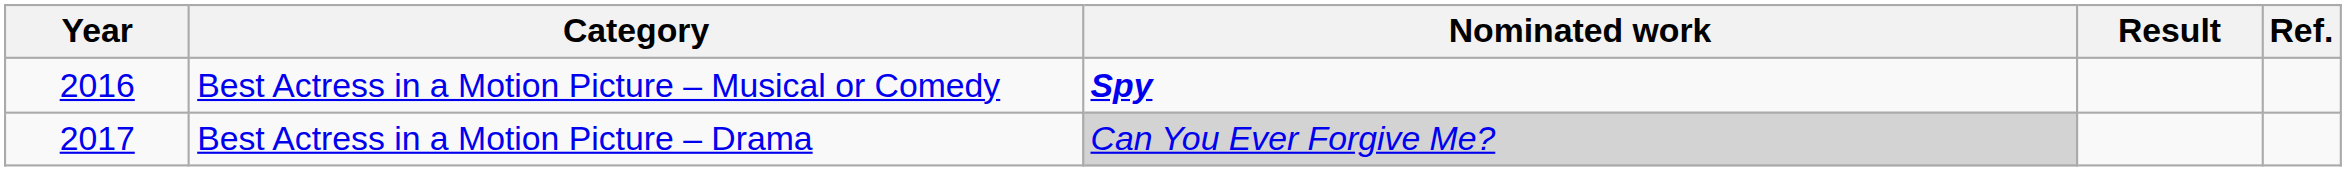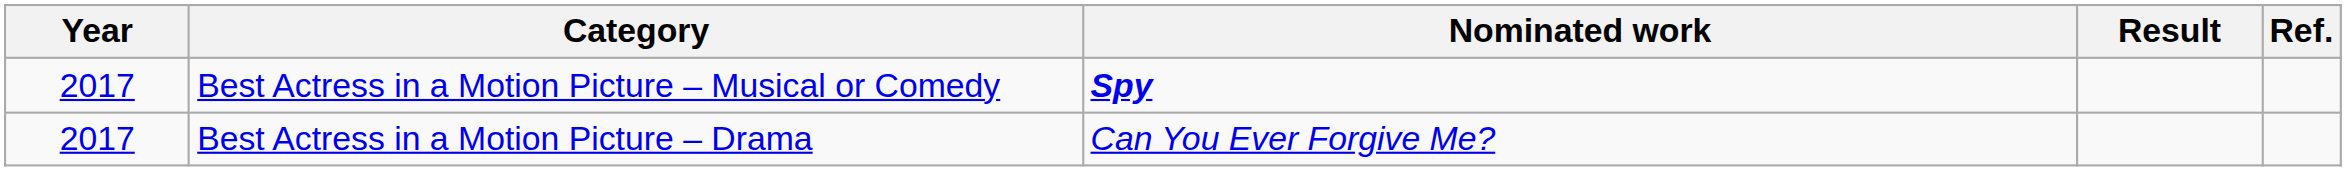(97, 84) 2016 -> (97, 84) 2017
(1293, 138) lightgrey background -> (1293, 138) no background
